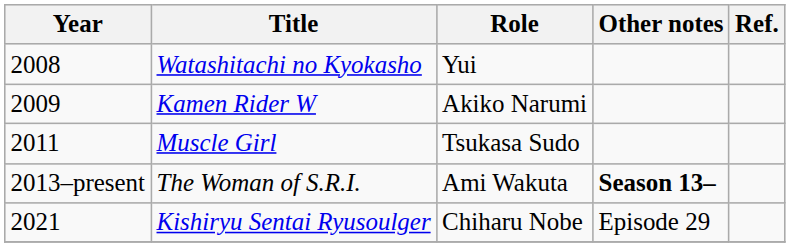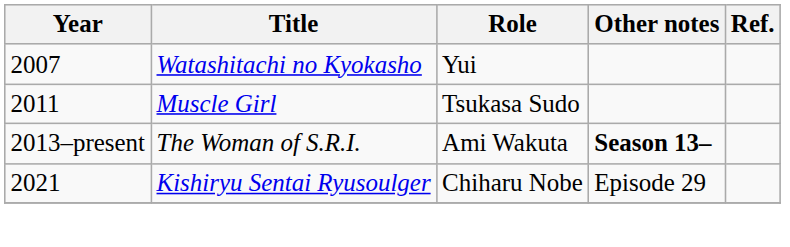(35, 63) 2008 -> (35, 63) 2007
- row: (236, 103)
